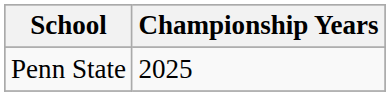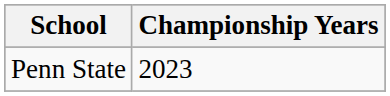(166, 68) 2025 -> (166, 68) 2023
